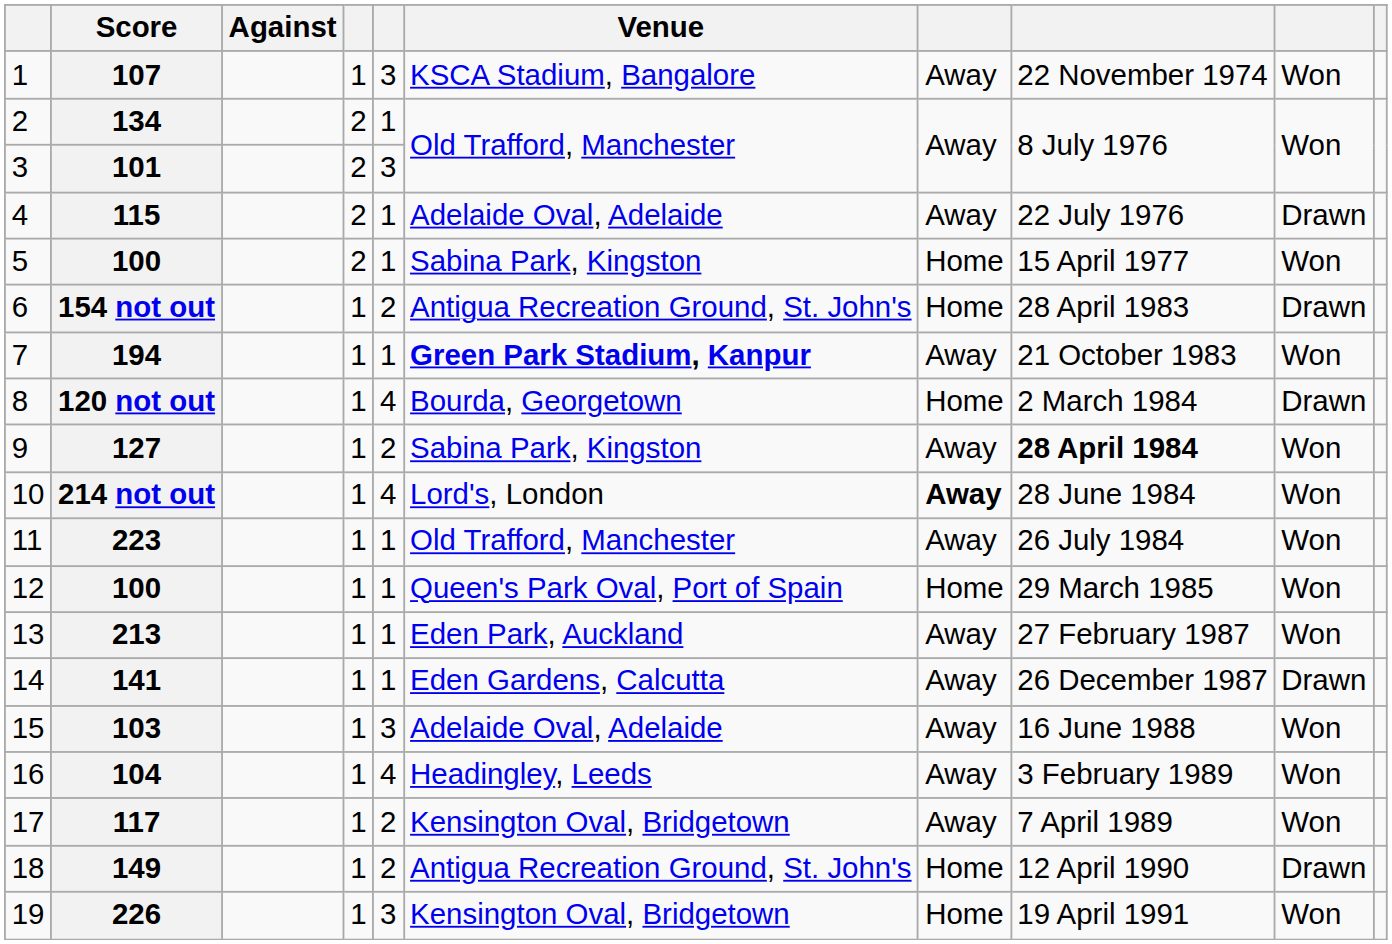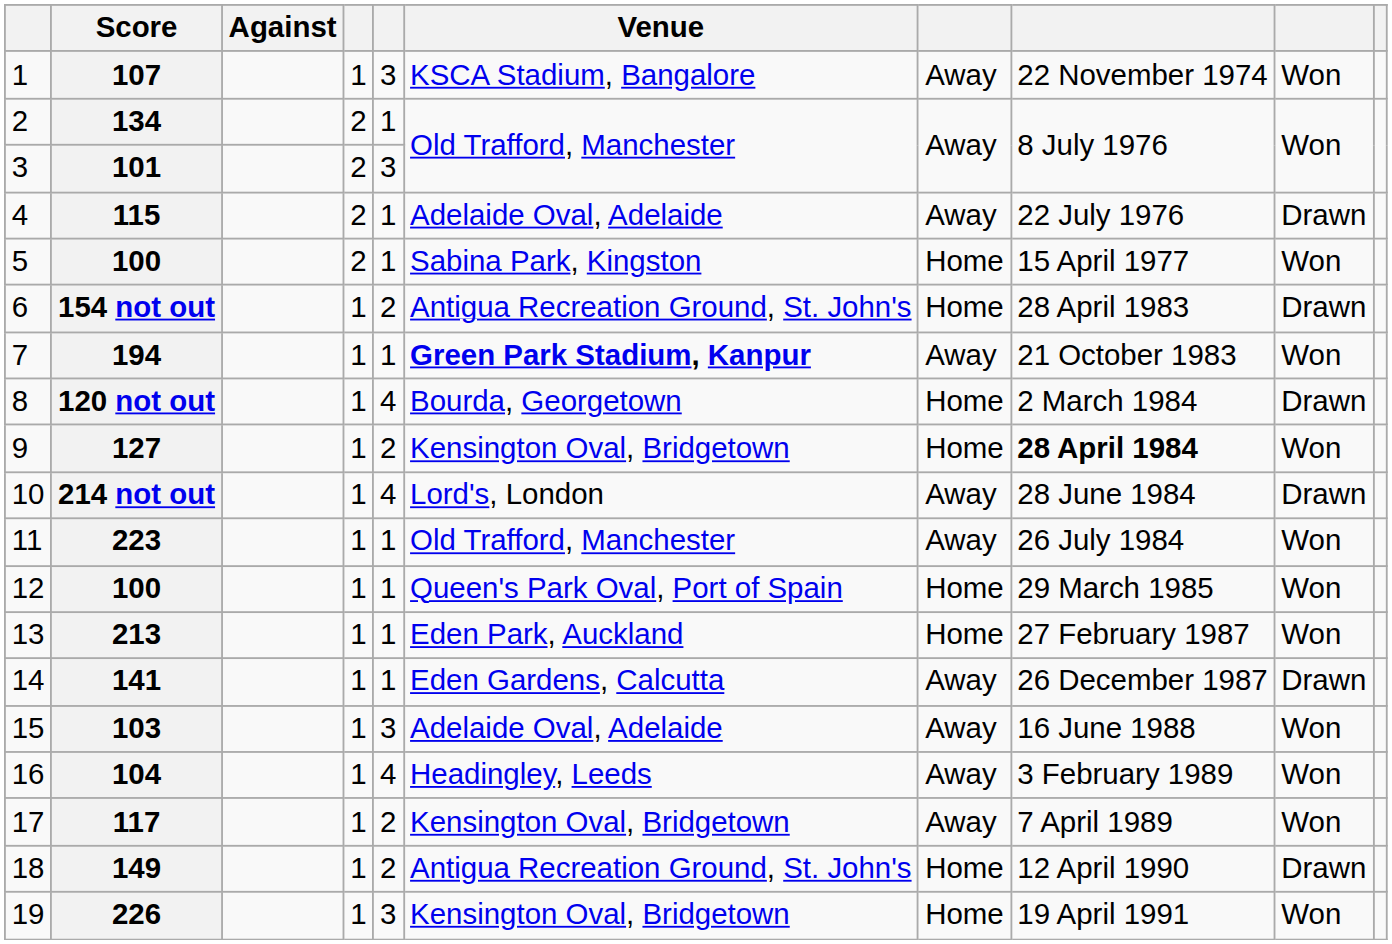(556, 448) Sabina Park, Kingston -> (600, 448) Kensington Oval, Bridgetown
(961, 448) Away -> (964, 448) Home
(963, 494) bold -> (961, 494) normal
(1311, 494) Won -> (1324, 494) Drawn
(961, 634) Away -> (964, 634) Home
